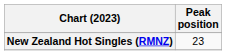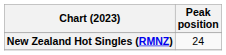(198, 41) 23 -> (198, 41) 24
